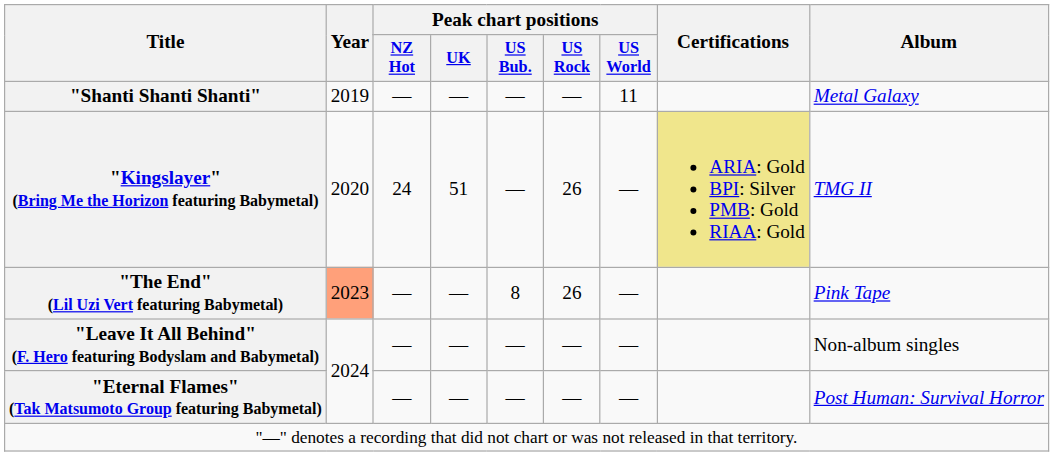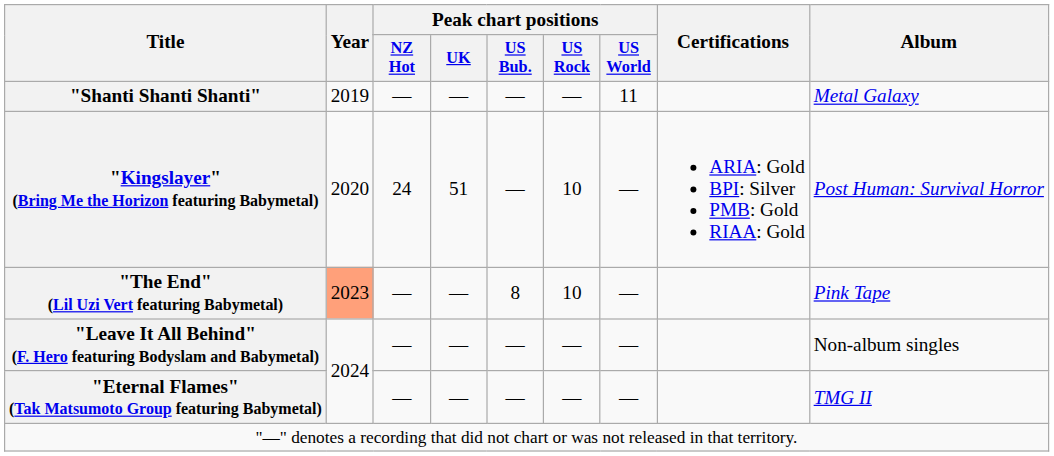(572, 189) 26 -> (572, 189) 10
(733, 200) khaki background -> (733, 200) no background
(843, 189) TMG II -> (929, 189) Post Human: Survival Horror
(572, 292) 26 -> (572, 292) 10
(929, 396) Post Human: Survival Horror -> (843, 396) TMG II
